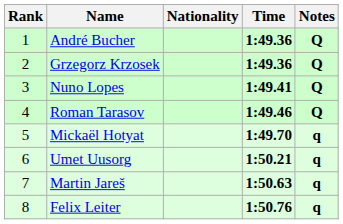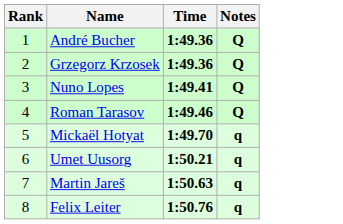- column: (203, 16)
